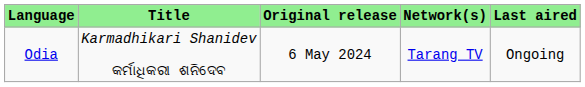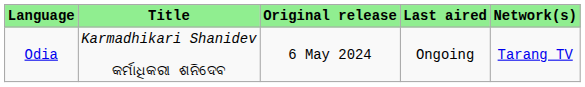columns swapped: (445, 16) <-> (535, 16)
